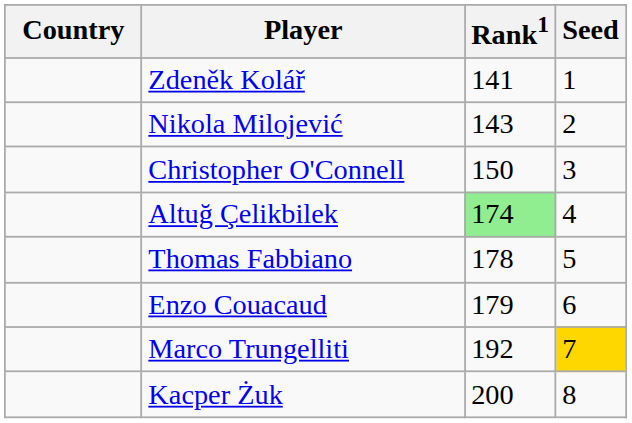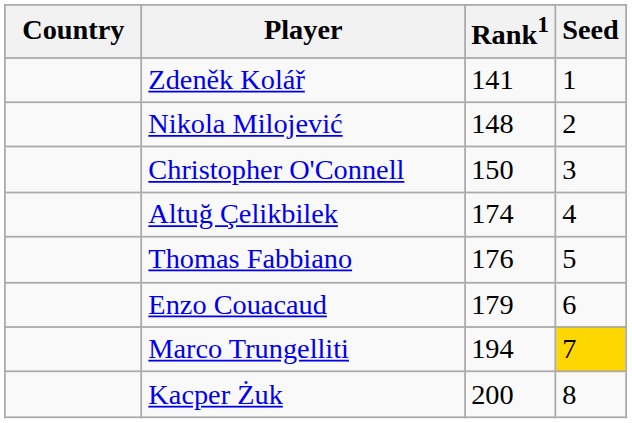(492, 124) 143 -> (492, 124) 148
(492, 214) lightgreen background -> (492, 214) no background
(492, 259) 178 -> (492, 259) 176
(492, 349) 192 -> (492, 349) 194
